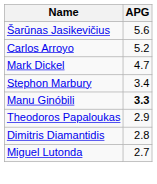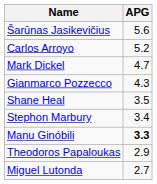+ row: (59, 83)
+ row: (36, 100)
- row: (56, 135)
